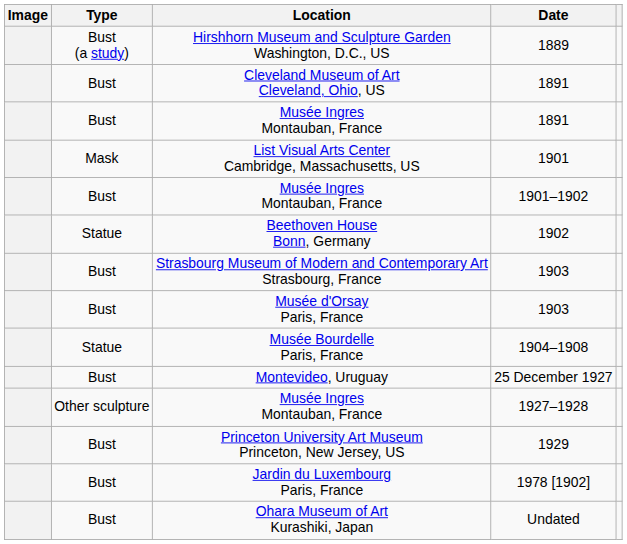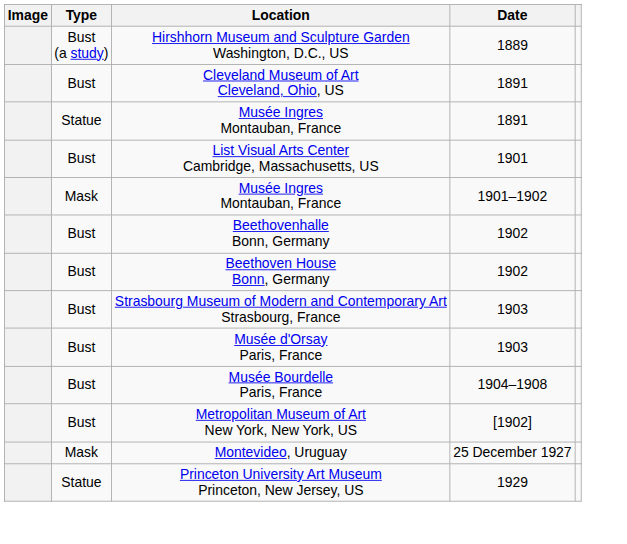(102, 120) Bust -> (81, 120) Statue
(102, 158) Mask -> (81, 158) Bust
(102, 196) Bust -> (81, 196) Mask
+ row: (281, 234)
(102, 234) Statue -> (81, 271) Bust
(102, 347) Statue -> (81, 385) Bust
+ row: (281, 422)
(102, 377) Bust -> (81, 452) Mask
- row: (322, 407)
(102, 444) Bust -> (81, 482) Statue
- row: (322, 482)
- row: (322, 520)
